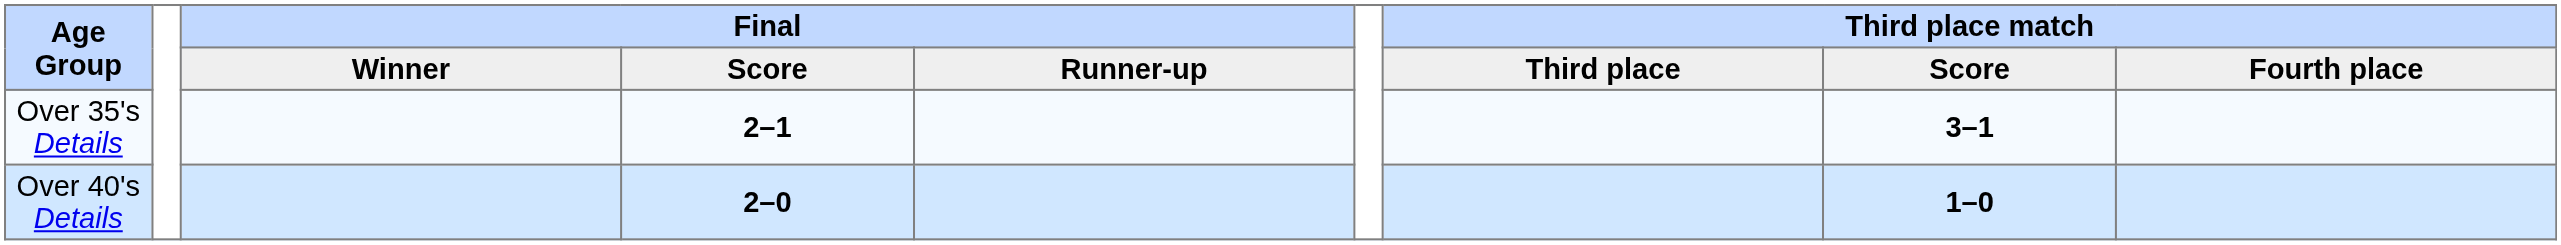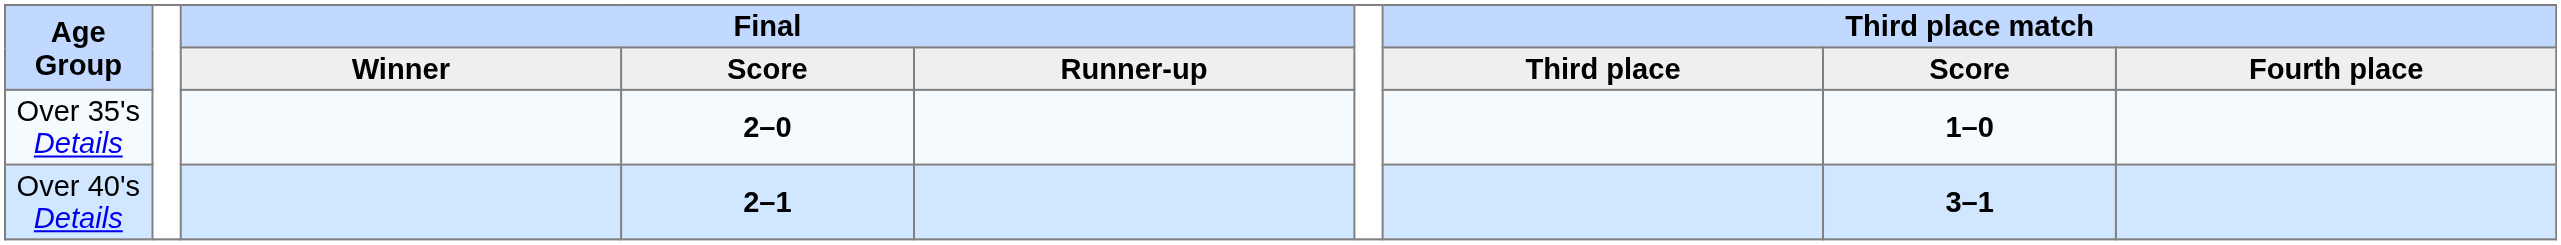(767, 127) 2–1 -> (767, 127) 2–0
(1970, 127) 3–1 -> (1970, 127) 1–0
(767, 202) 2–0 -> (767, 202) 2–1
(1970, 202) 1–0 -> (1970, 202) 3–1
